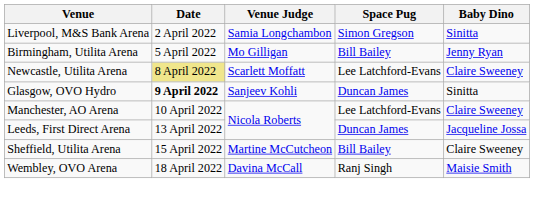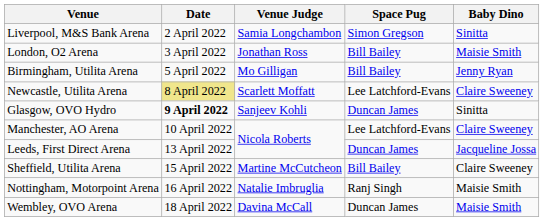+ row: (53, 52)
+ row: (83, 187)
(365, 168) Ranj Singh -> (383, 206) Duncan James
